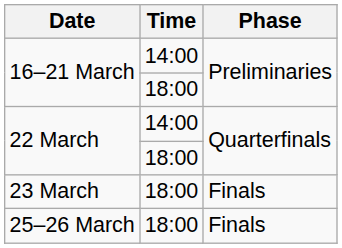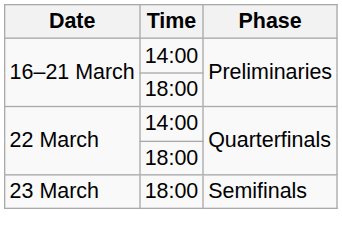(237, 191) Finals -> (258, 191) Semifinals
- row: (72, 225)
